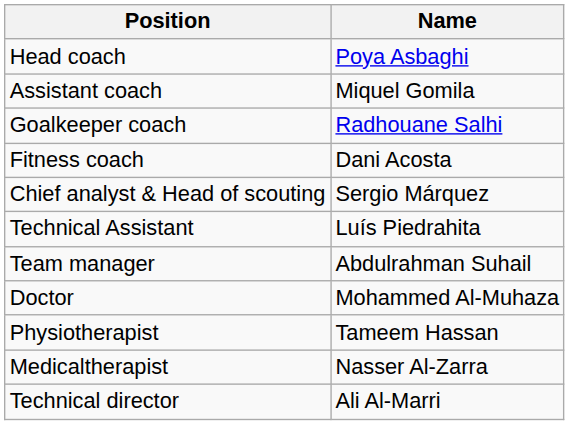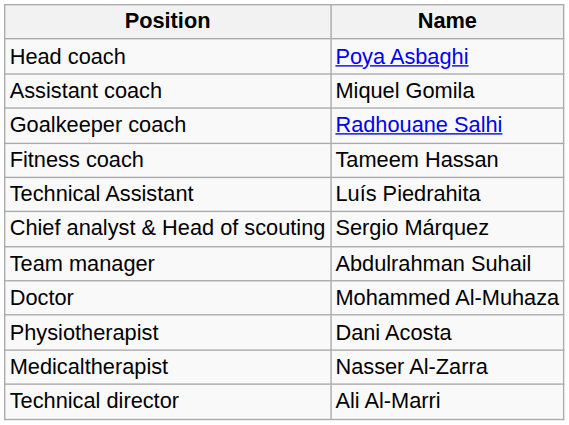(394, 159) Dani Acosta -> (417, 159) Tameem Hassan
rows swapped: (168, 194) <-> (102, 228)
(417, 332) Tameem Hassan -> (394, 332) Dani Acosta
